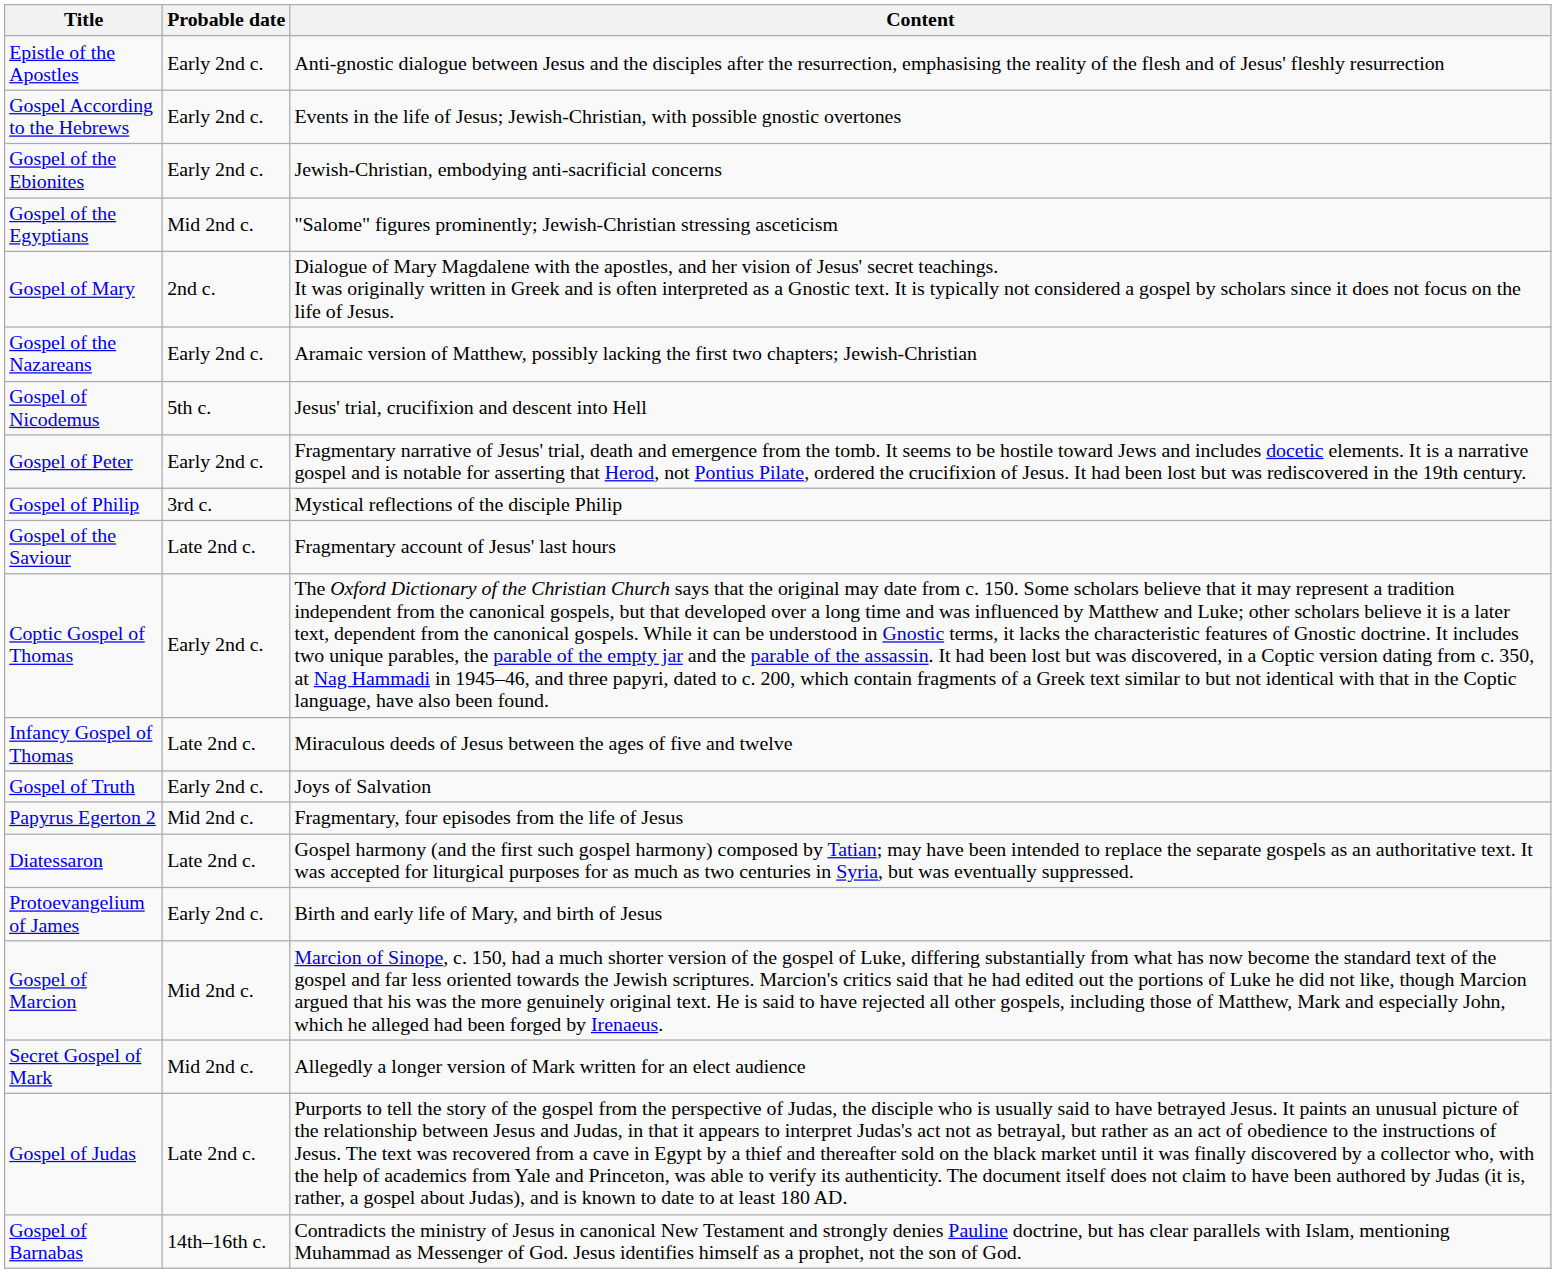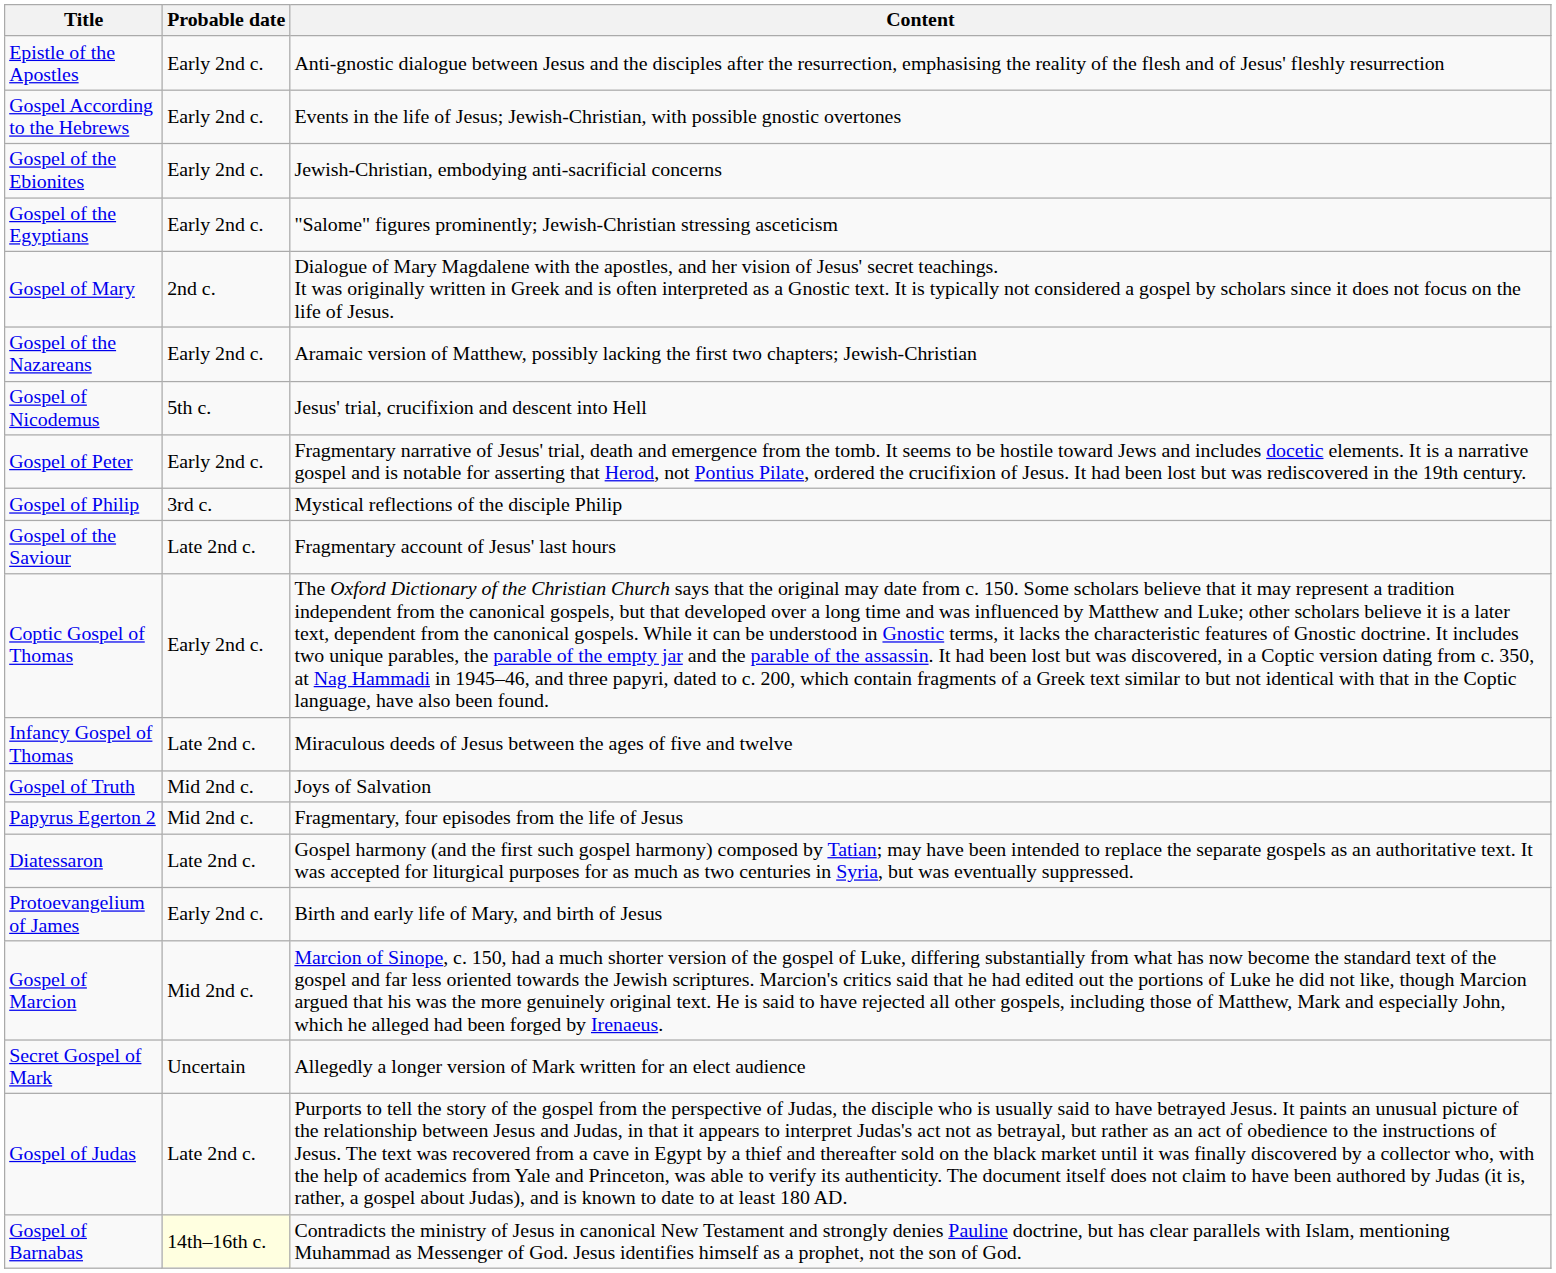(210, 224) Mid 2nd c. -> (215, 224) Early 2nd c.
(215, 786) Early 2nd c. -> (210, 786) Mid 2nd c.
(210, 1066) Mid 2nd c. -> (206, 1066) Uncertain
(217, 1241) no background -> (217, 1241) lightyellow background
